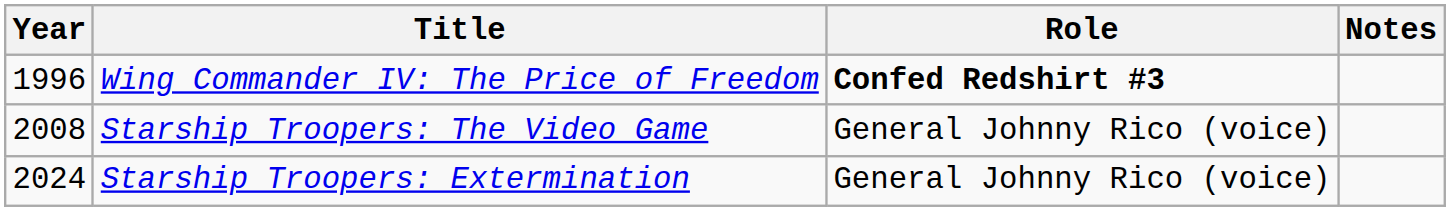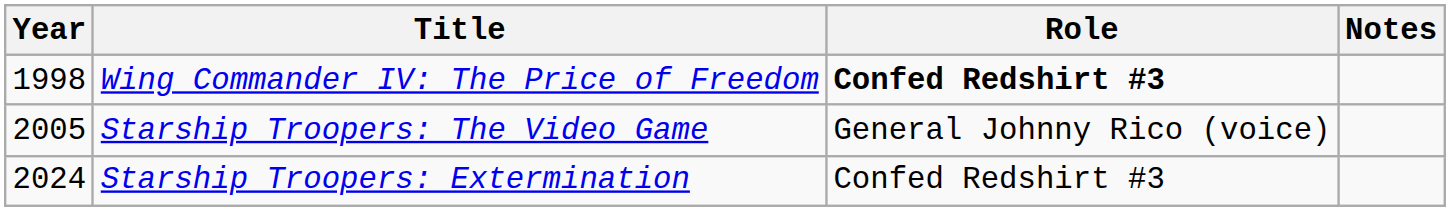(49, 80) 1996 -> (49, 80) 1998
(49, 130) 2008 -> (49, 130) 2005
(1082, 180) General Johnny Rico (voice) -> (999, 180) Confed Redshirt #3
